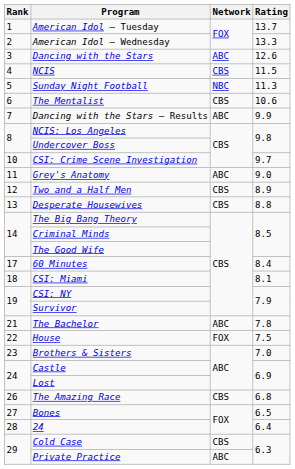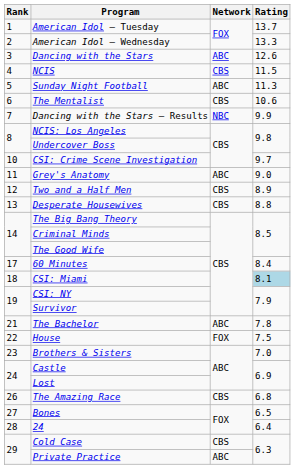(221, 86) NBC -> (221, 86) ABC
(221, 116) ABC -> (221, 116) NBC
(263, 279) no background -> (263, 279) lightblue background
